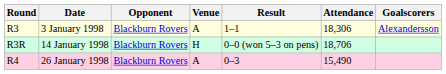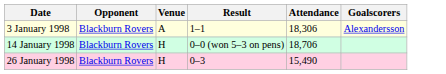- column: (21, 12)
(196, 61) A -> (162, 61) H
